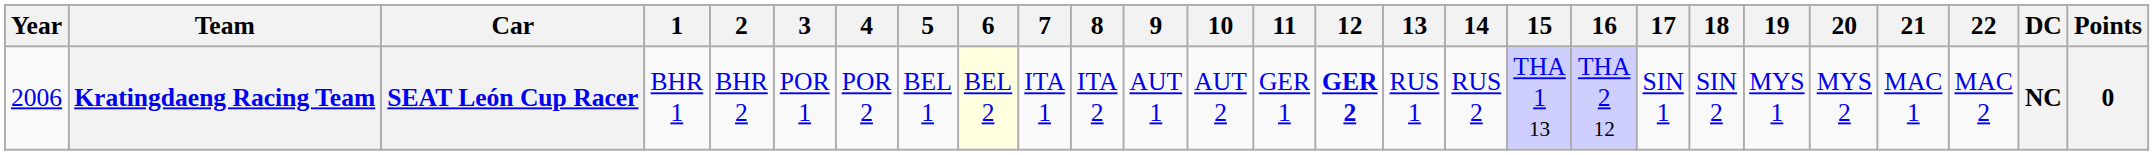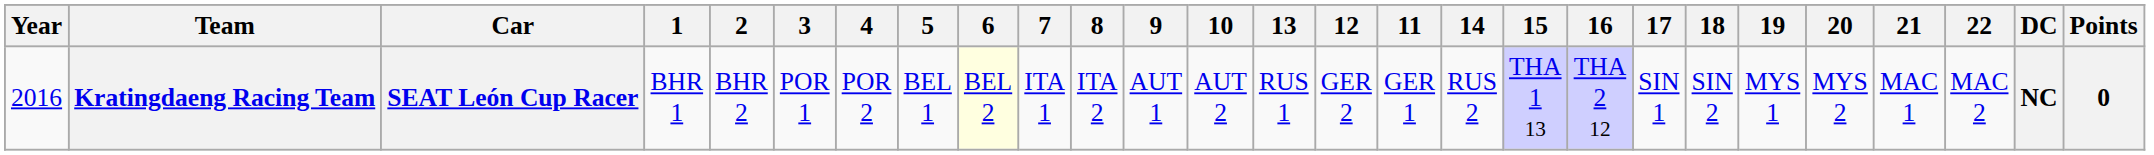columns swapped: (1284, 25) <-> (1414, 25)
(37, 97) 2006 -> (37, 97) 2016
(1350, 97) bold -> (1346, 97) normal
